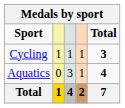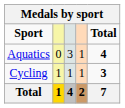rows swapped: (29, 73) <-> (29, 53)
